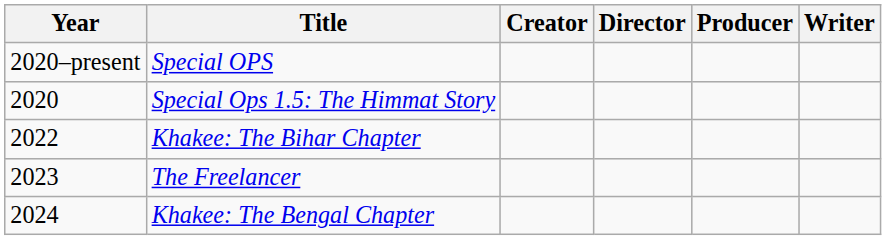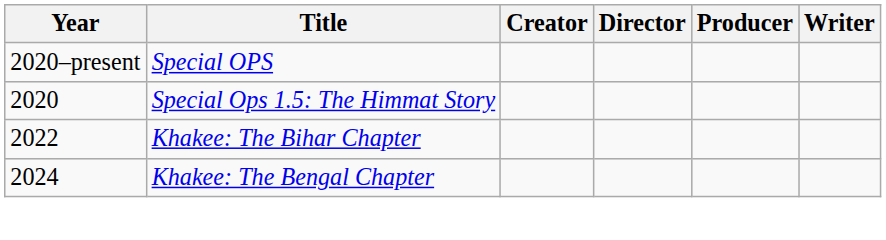- row: (226, 176)
